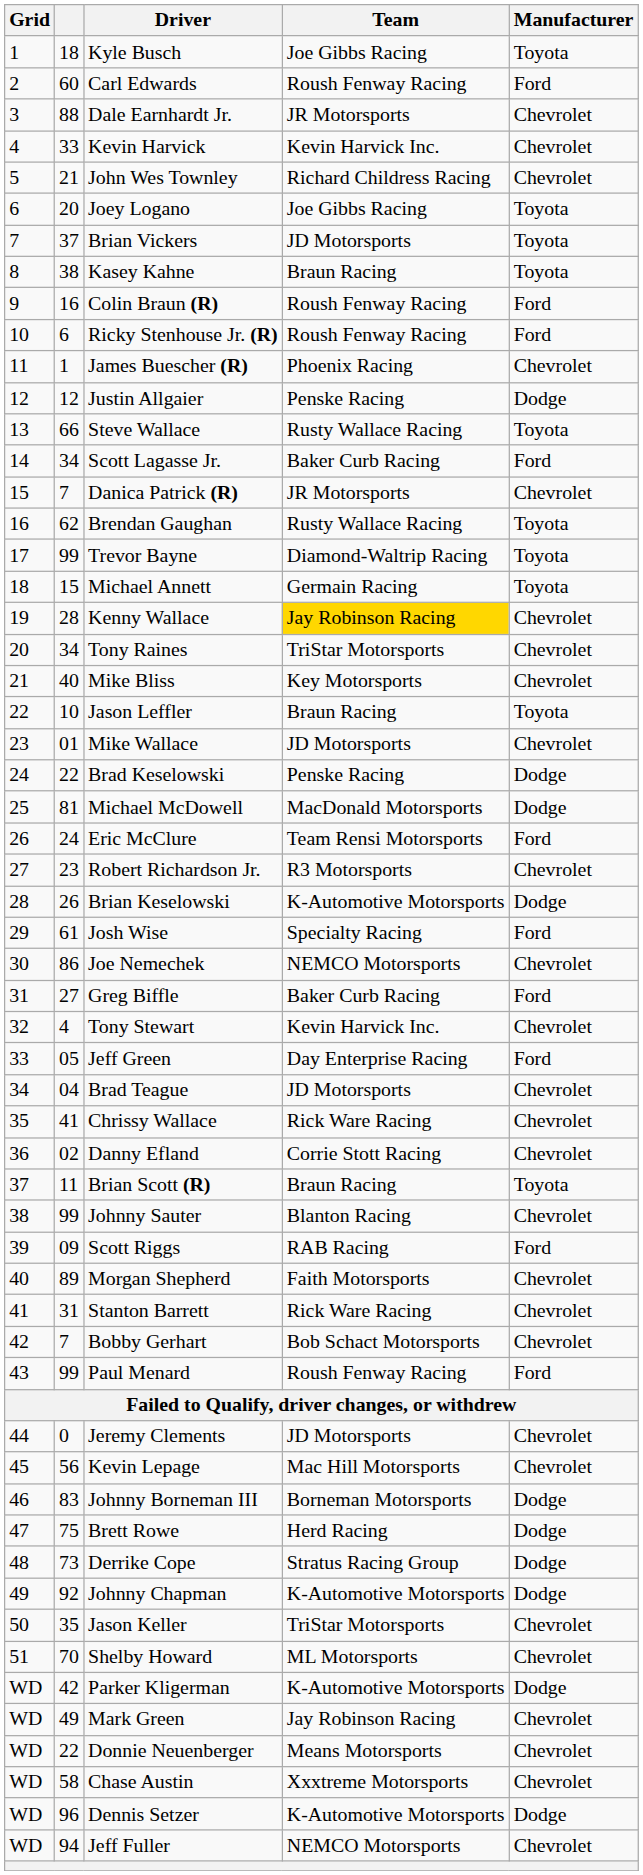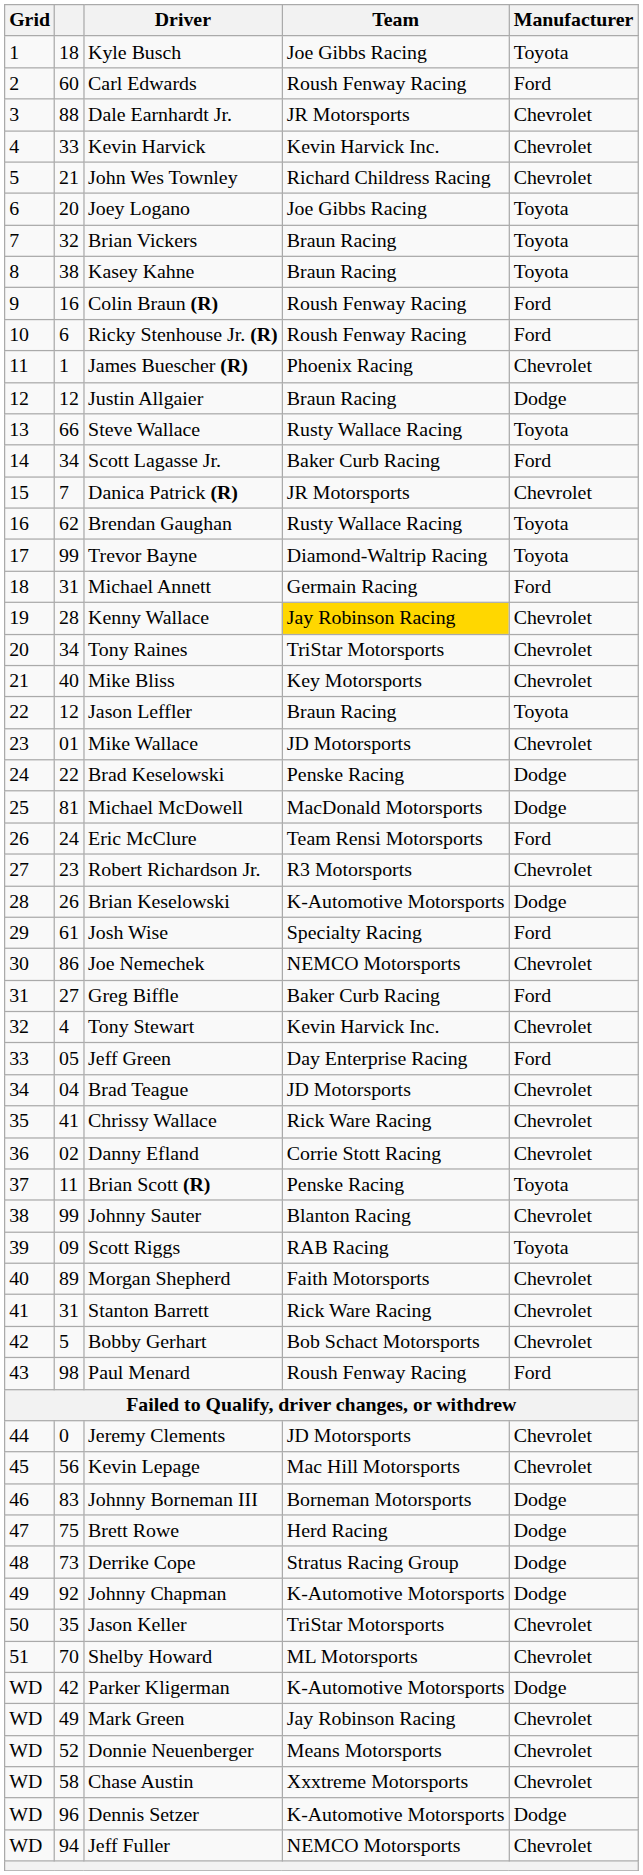(69, 240) 37 -> (69, 240) 32
(349, 240) JD Motorsports -> (342, 240) Braun Racing
(346, 397) Penske Racing -> (342, 397) Braun Racing
(69, 586) 15 -> (69, 586) 31
(541, 586) Toyota -> (532, 586) Ford
(69, 712) 10 -> (69, 712) 12
(342, 1184) Braun Racing -> (346, 1184) Penske Racing
(532, 1247) Ford -> (541, 1247) Toyota
(64, 1341) 7 -> (64, 1341) 5
(69, 1373) 99 -> (69, 1373) 98
(69, 1750) 22 -> (69, 1750) 52
